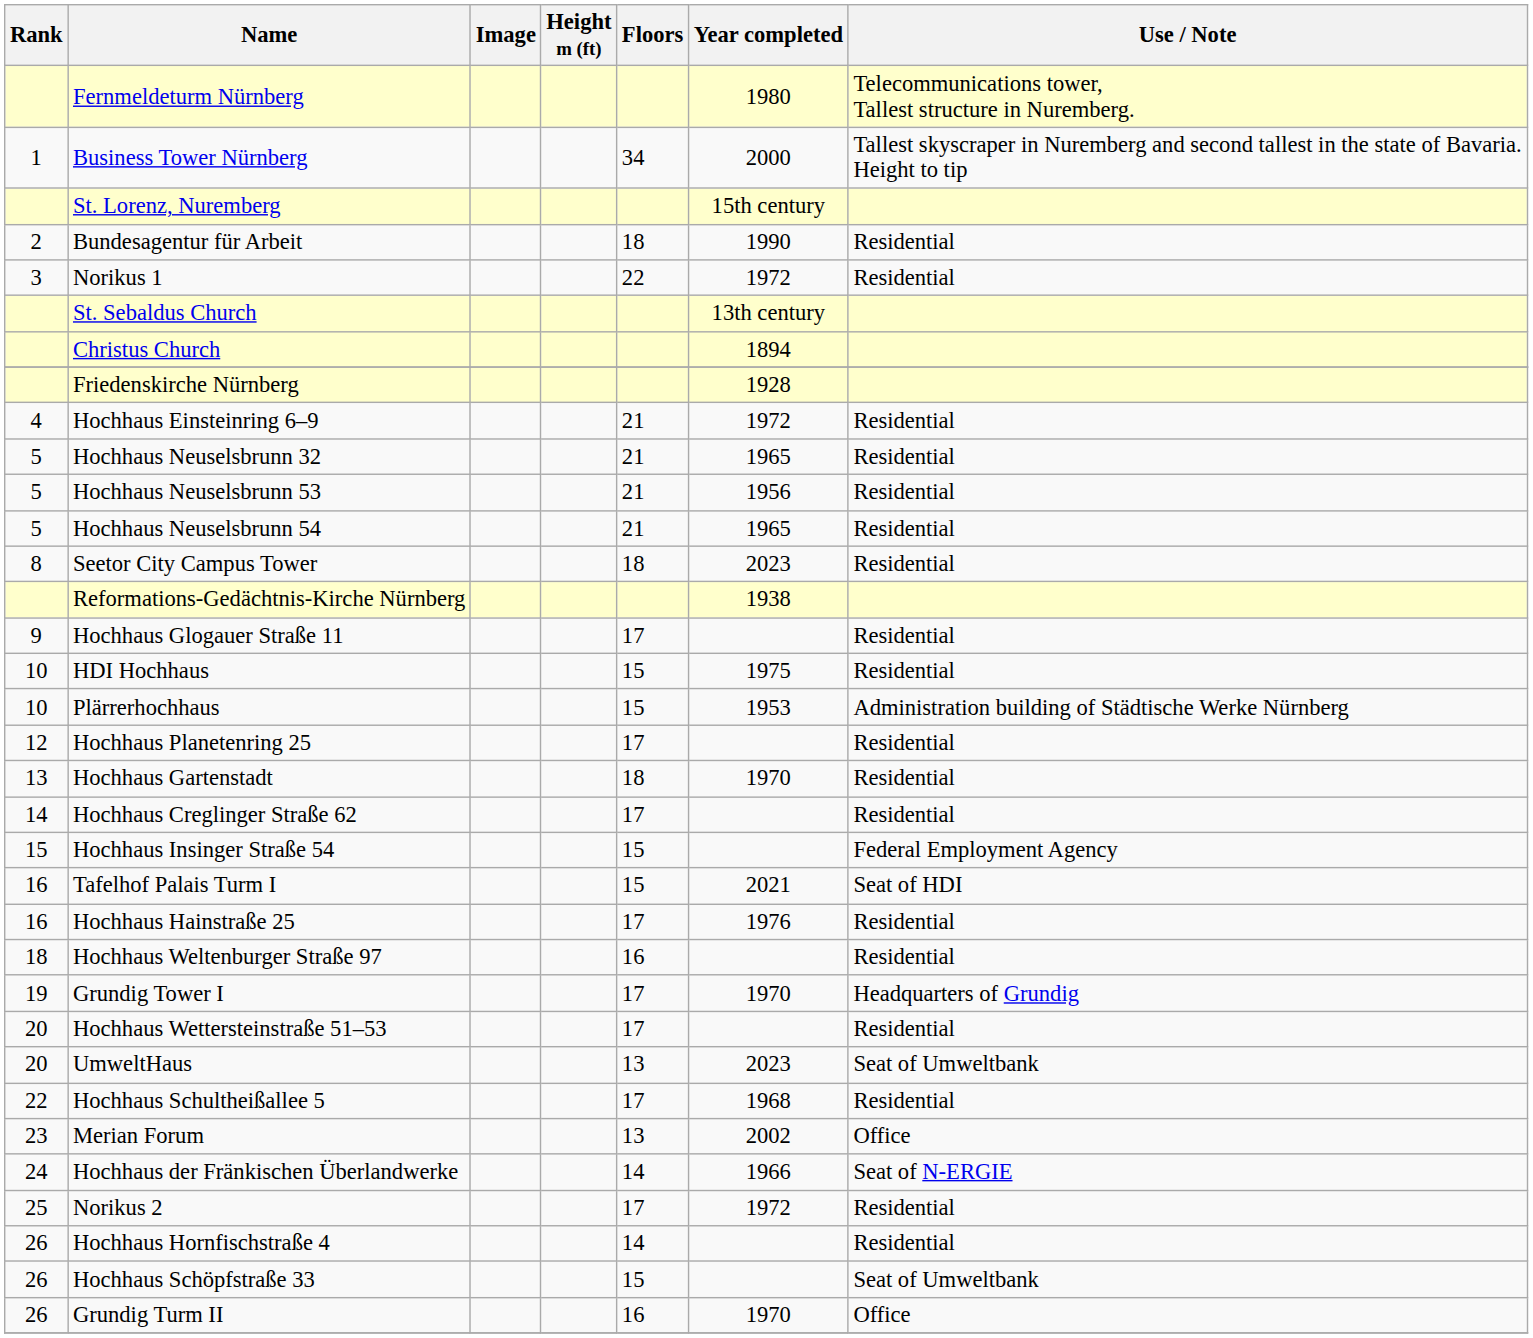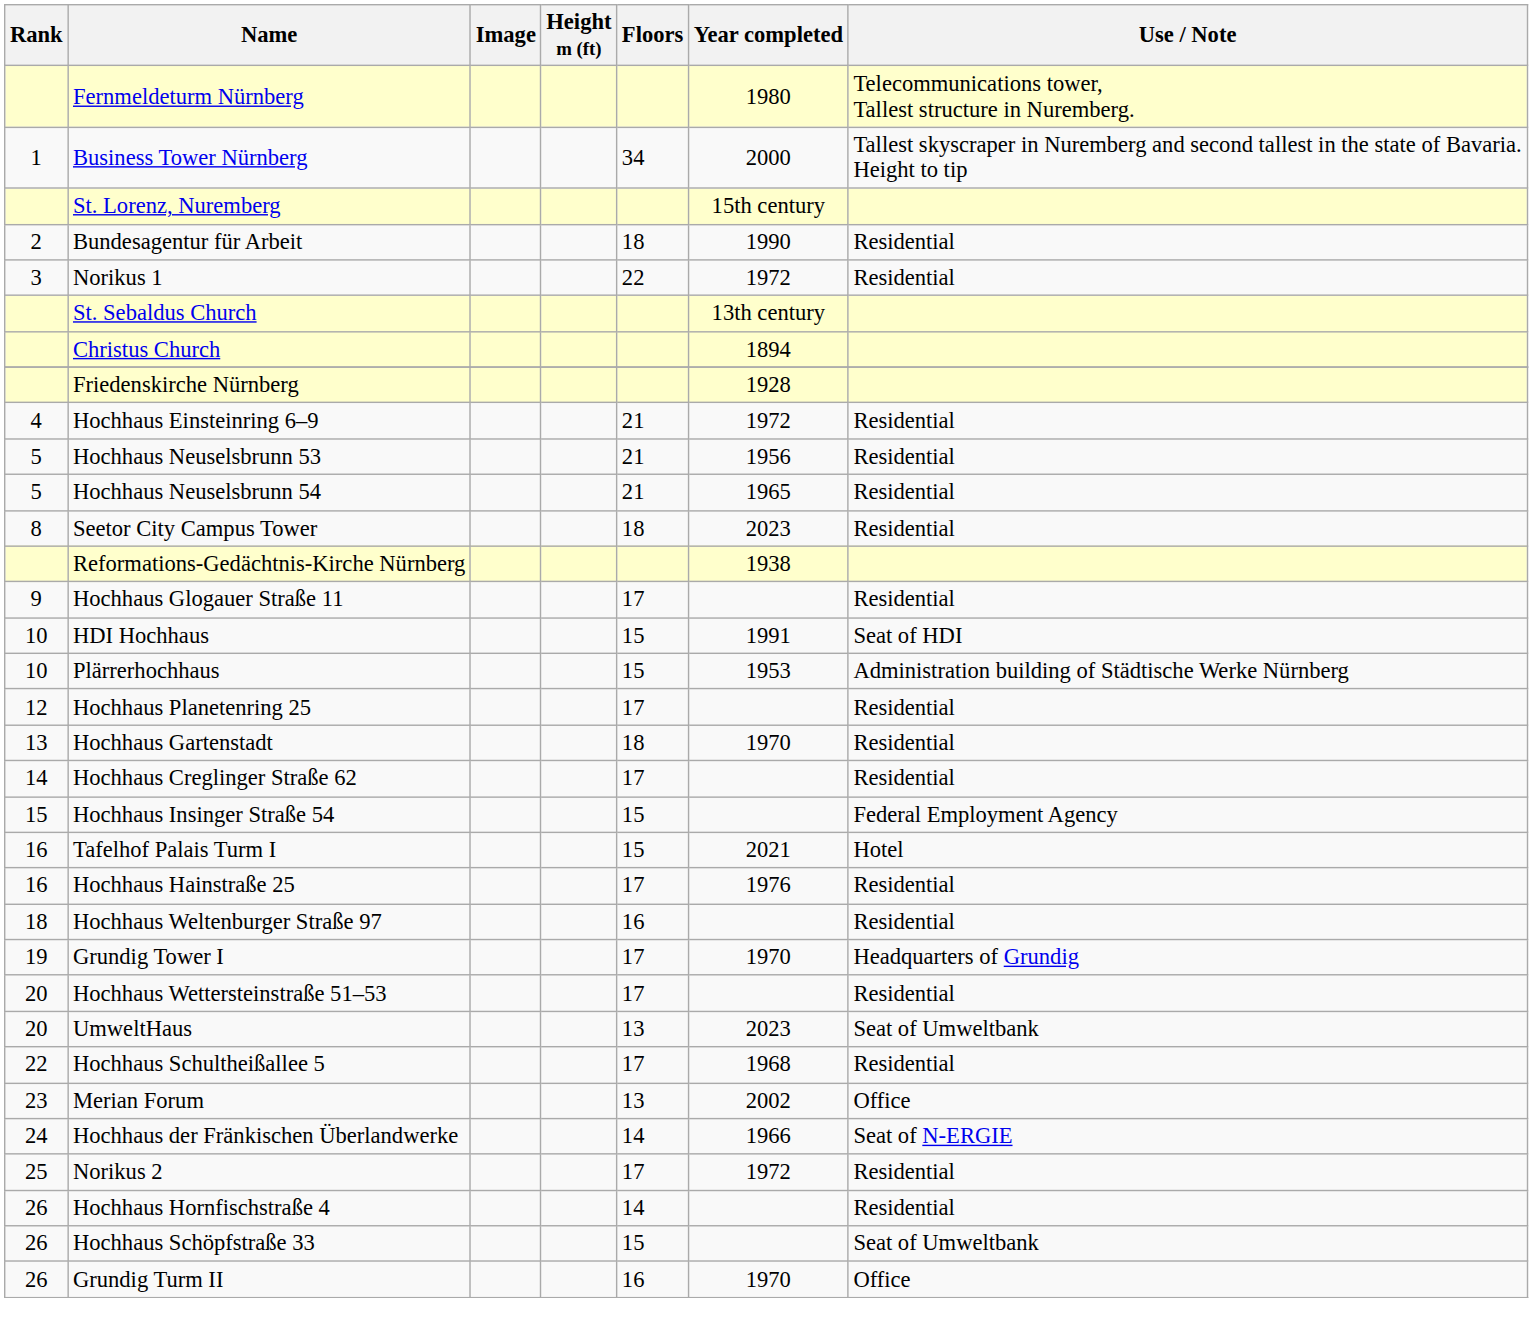- row: (197, 456)
(768, 670) 1975 -> (768, 635) 1991
(904, 670) Residential -> (908, 635) Seat of HDI
(908, 885) Seat of HDI -> (878, 849) Hotel
